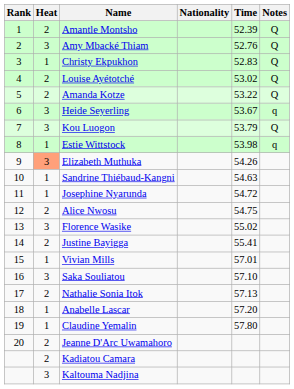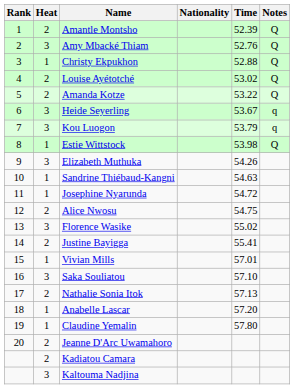(246, 62) 52.83 -> (246, 62) 52.88
(275, 128) Q -> (275, 128) q
(275, 144) q -> (275, 144) Q
(46, 161) lightsalmon background -> (46, 161) no background
